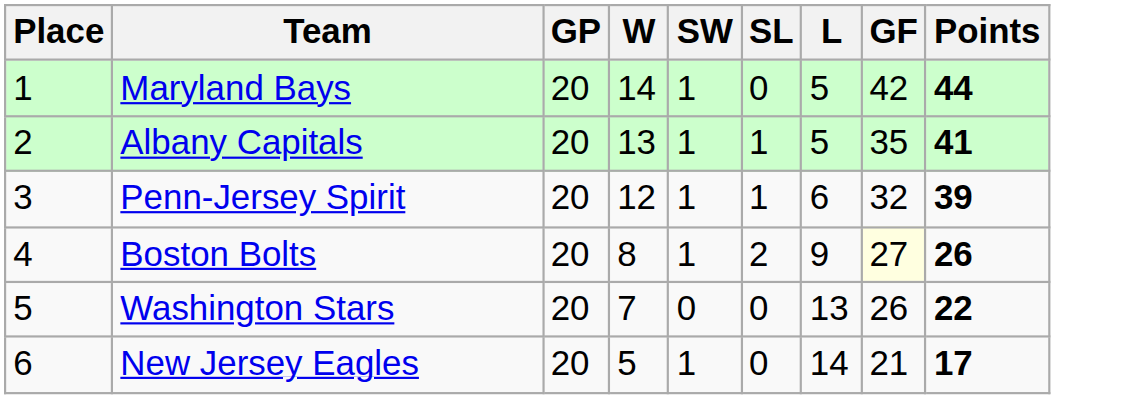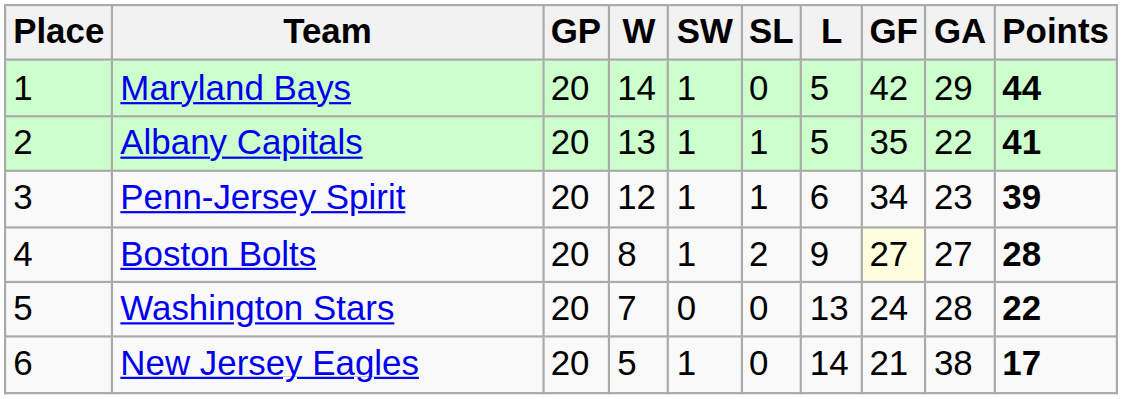+ column: (960, 32)
(889, 198) 32 -> (889, 198) 34
(953, 253) 26 -> (1022, 253) 28
(889, 308) 26 -> (889, 308) 24
